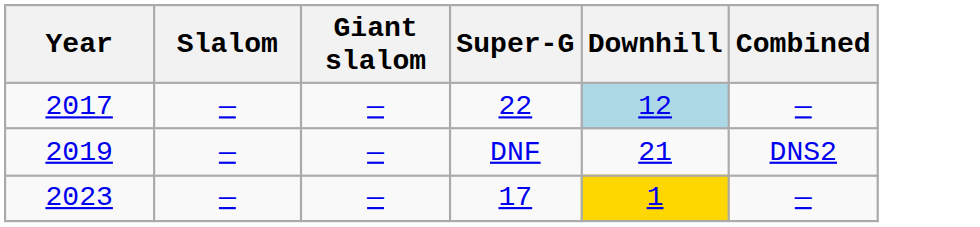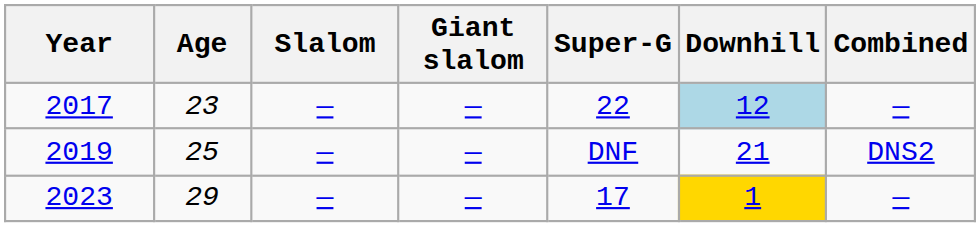+ column: (202, 44)
